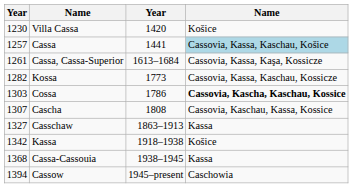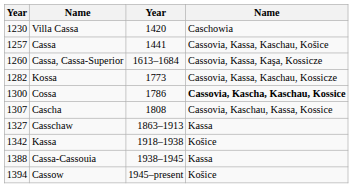(202, 28) Košice -> (211, 28) Caschowia
(258, 45) lightblue background -> (258, 45) no background
(17, 61) 1261 -> (17, 61) 1260
(17, 93) 1303 -> (17, 93) 1300
(17, 158) 1368 -> (17, 158) 1388
(211, 175) Caschowia -> (202, 175) Košice
